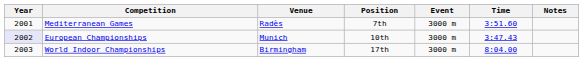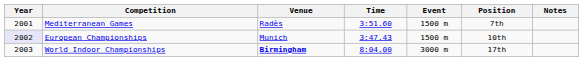columns swapped: (380, 11) <-> (501, 11)
(442, 23) 3000 m -> (434, 23) 1500 m
(442, 36) 3000 m -> (434, 36) 1500 m
(283, 49) normal -> (283, 49) bold
